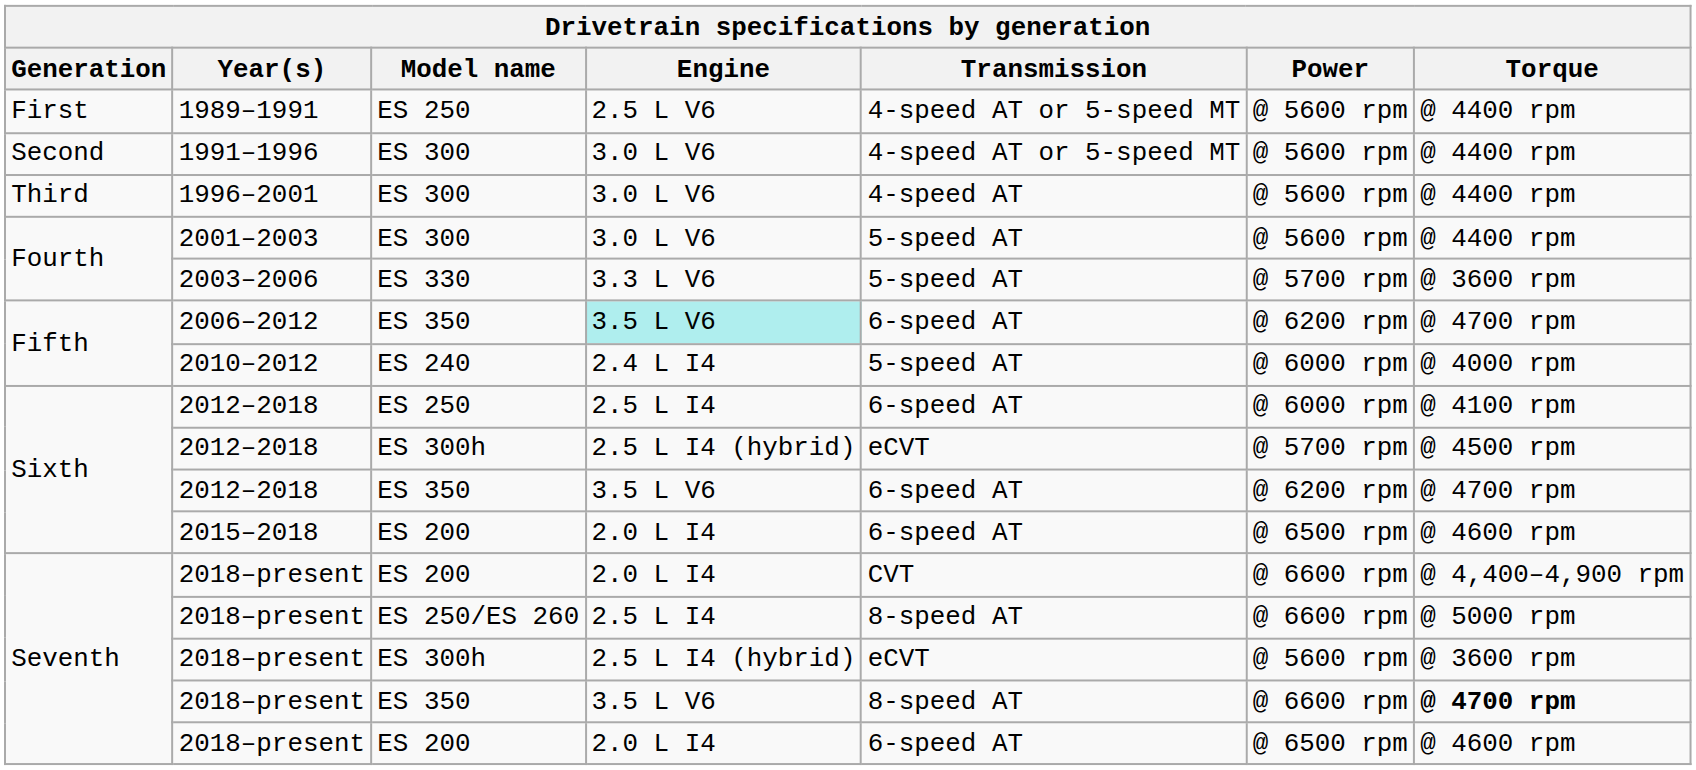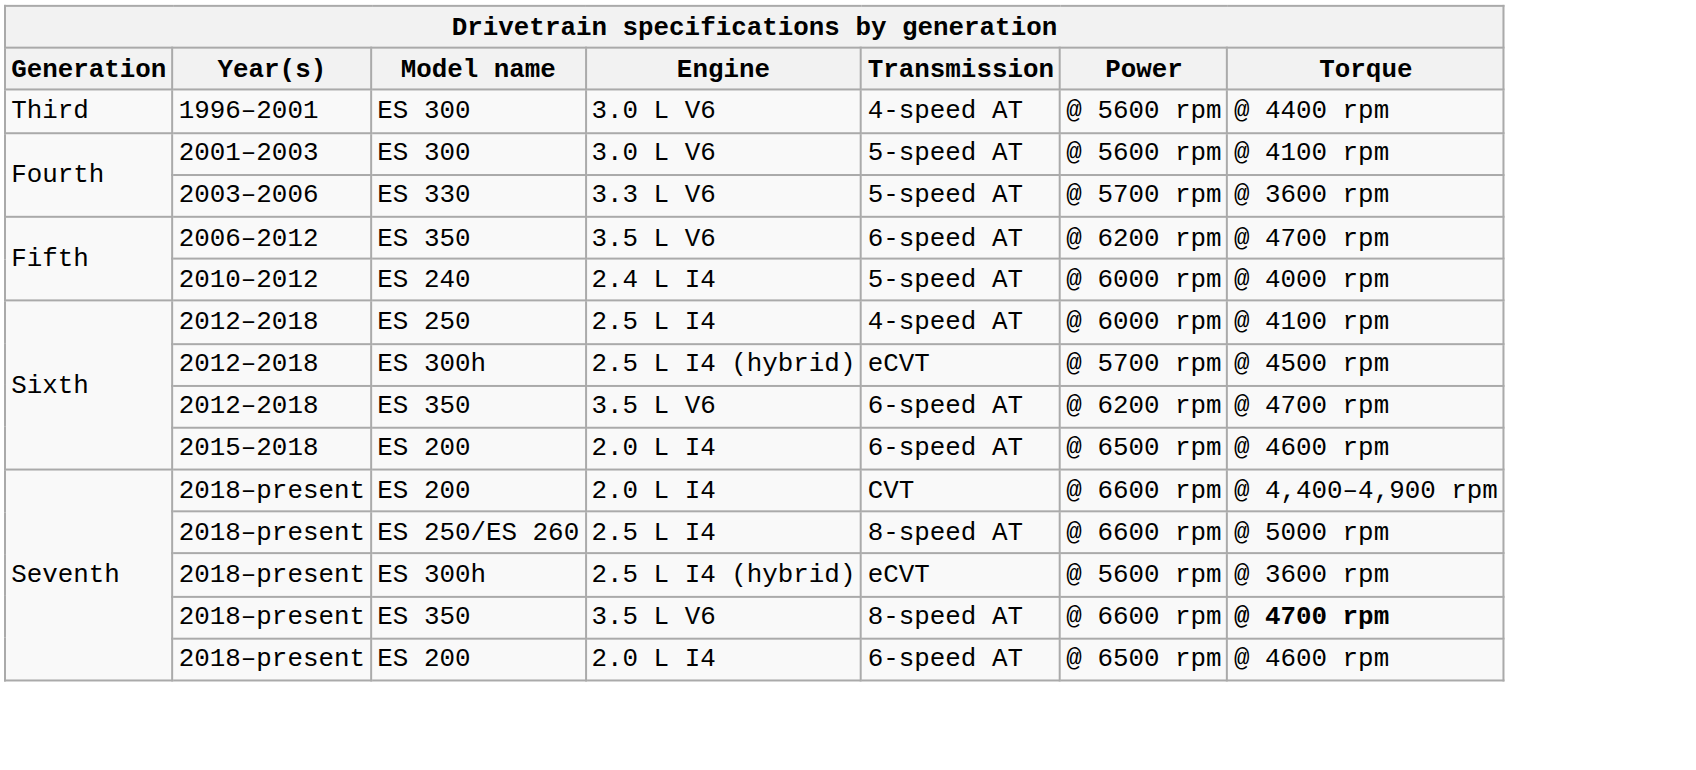- row: (249, 111)
- row: (249, 153)
(1498, 238) @ 4400 rpm -> (1312, 153) @ 4100 rpm
(654, 322) paleturquoise background -> (654, 238) no background
(945, 406) 6-speed AT -> (945, 322) 4-speed AT
